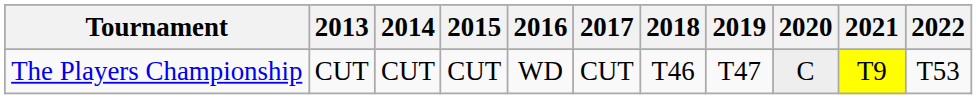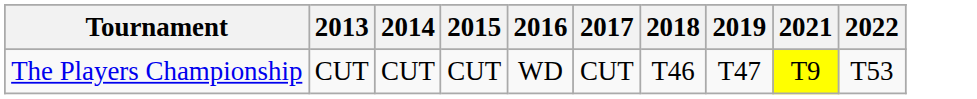- column: (806, 26)
